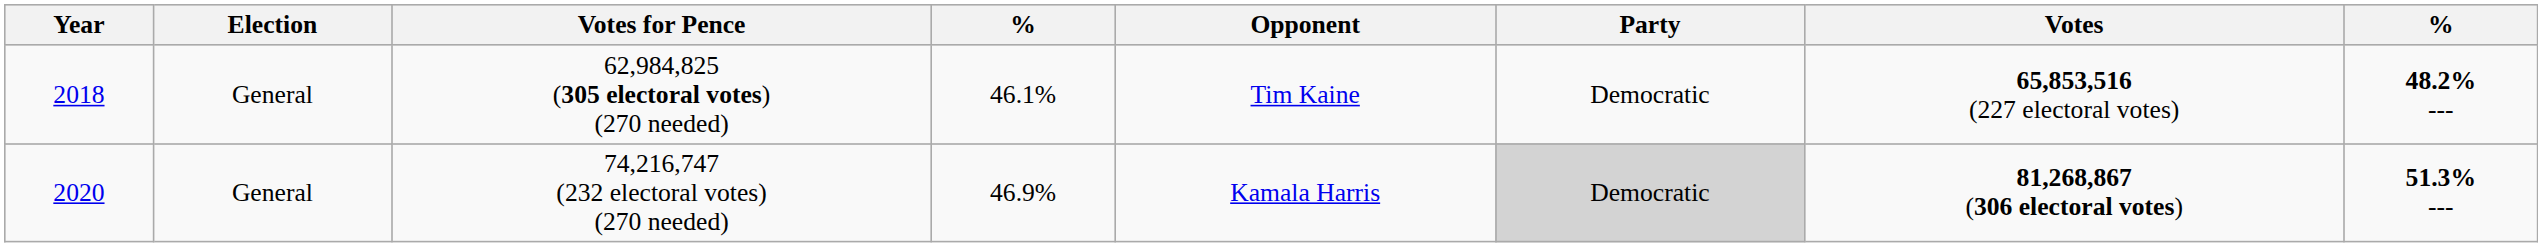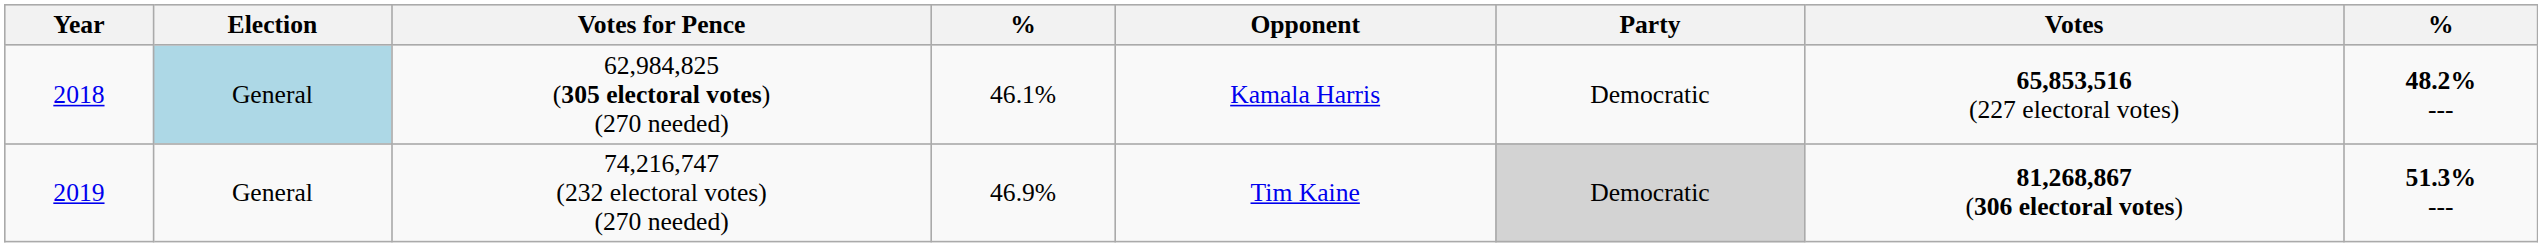(272, 94) no background -> (272, 94) lightblue background
(1305, 94) Tim Kaine -> (1305, 94) Kamala Harris
(79, 192) 2020 -> (79, 192) 2019
(1305, 192) Kamala Harris -> (1305, 192) Tim Kaine
